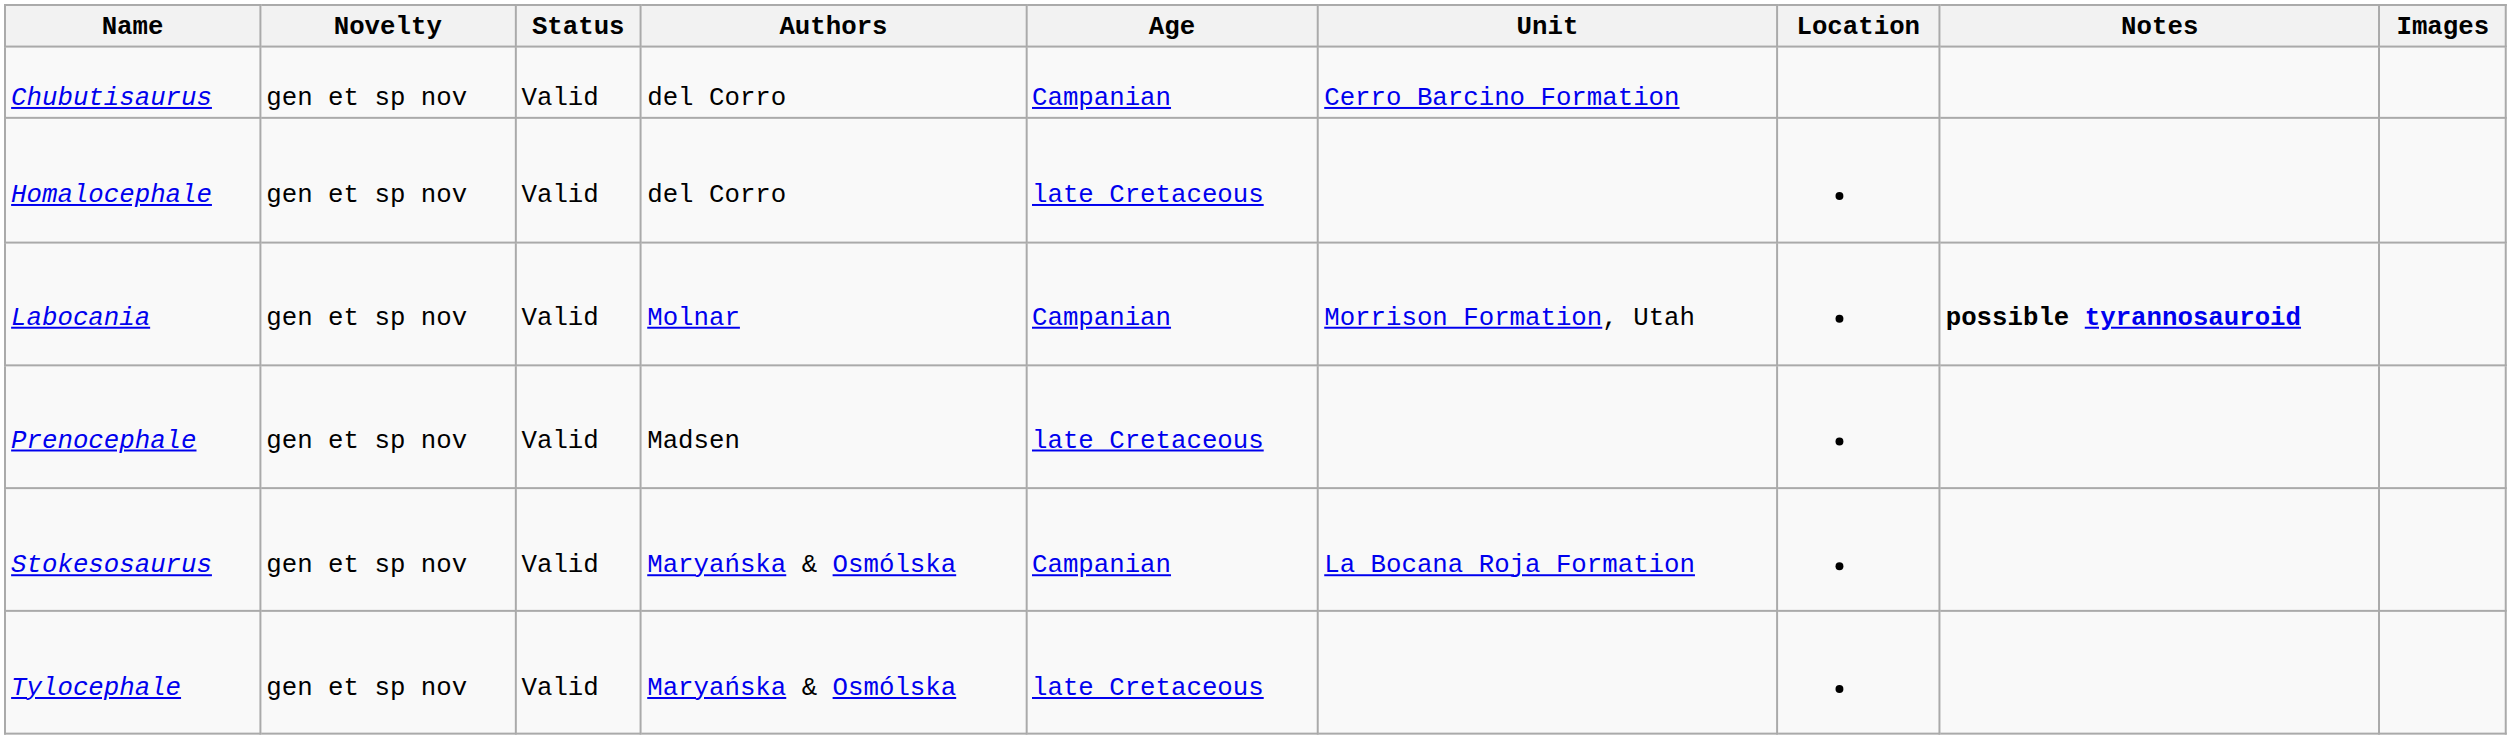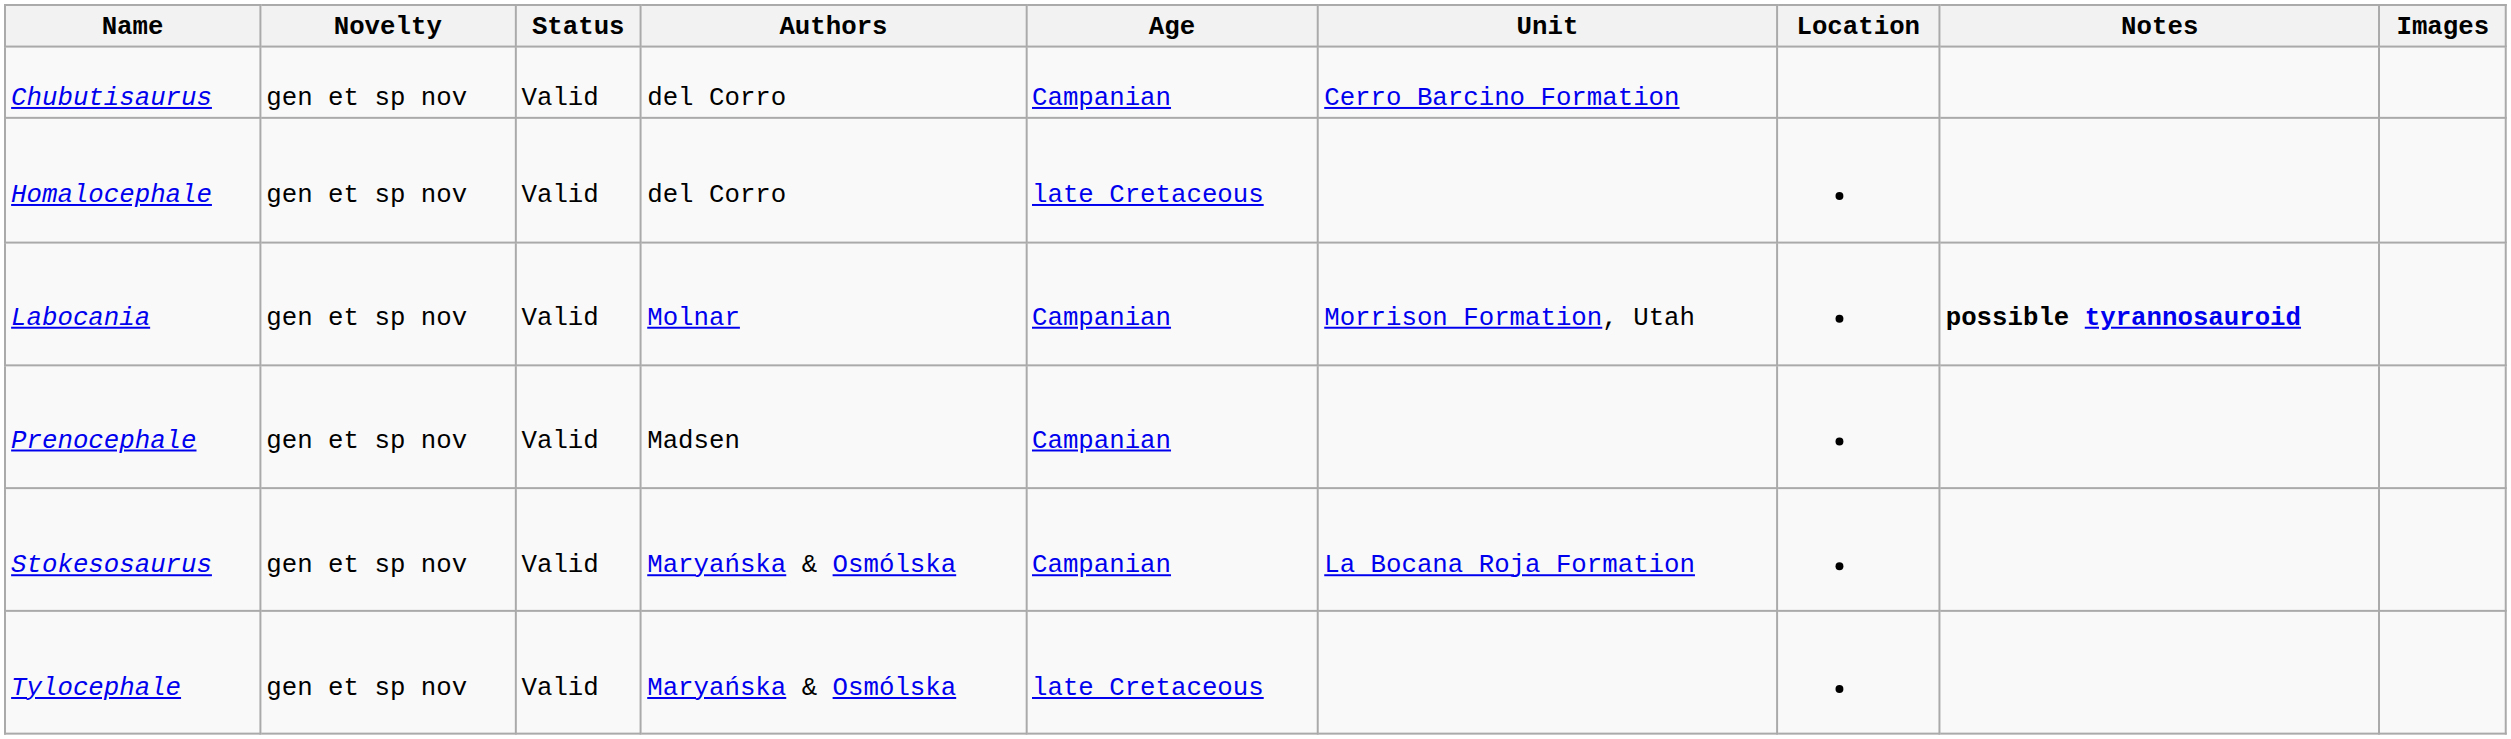(1148, 441) late Cretaceous -> (1102, 441) Campanian
